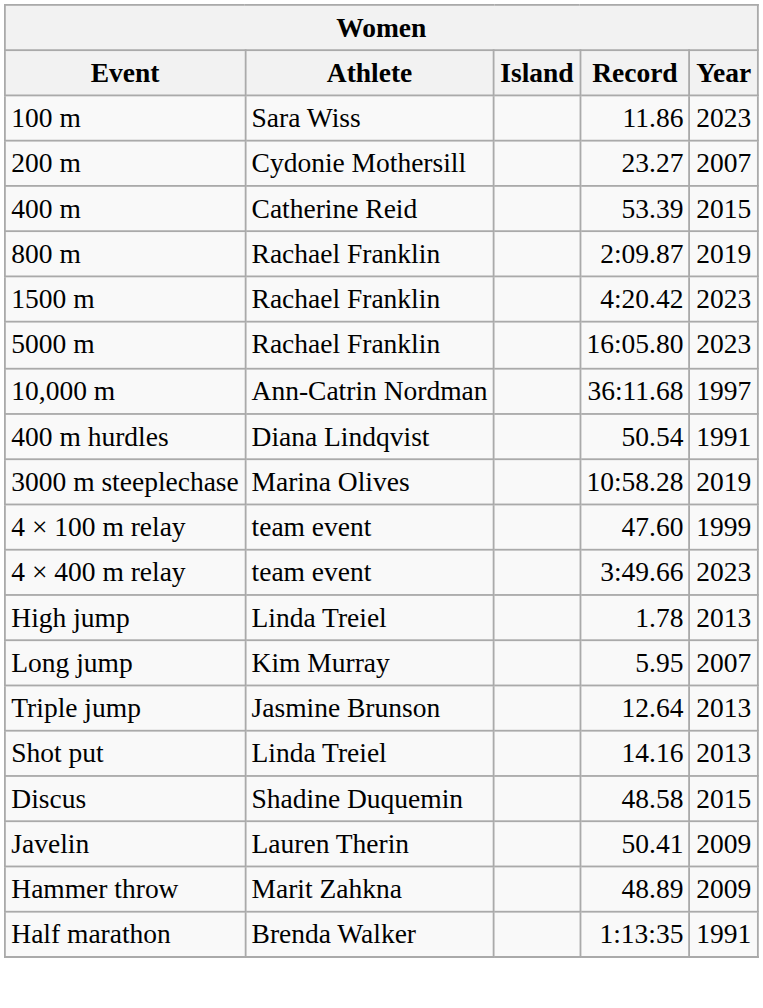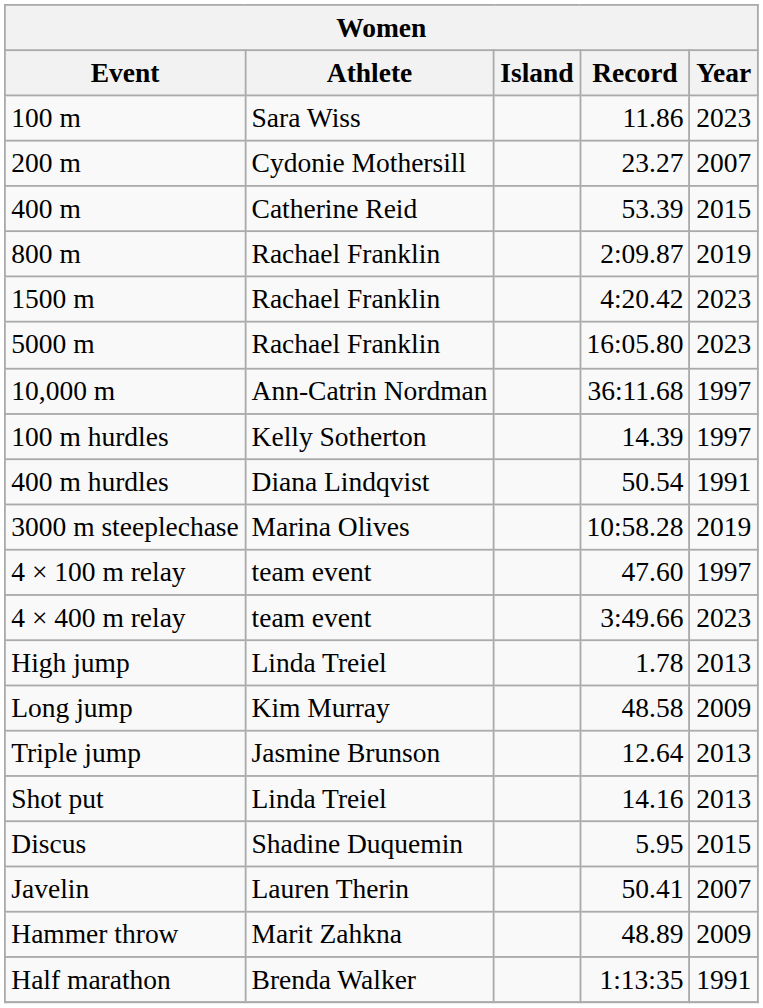+ row: (90, 435)
(724, 526) 1999 -> (724, 571) 1997
(659, 662) 5.95 -> (653, 707) 48.58
(724, 662) 2007 -> (724, 707) 2009
(653, 798) 48.58 -> (659, 843) 5.95
(724, 843) 2009 -> (724, 889) 2007
